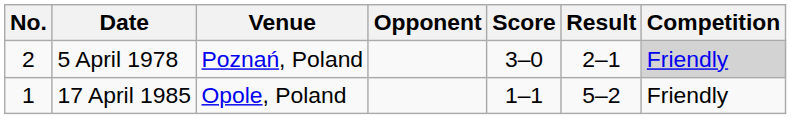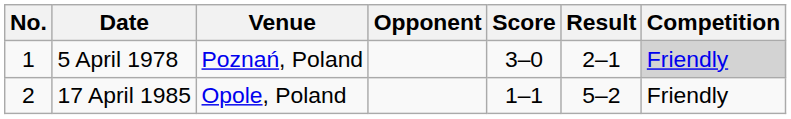(28, 58) 2 -> (28, 58) 1
(28, 95) 1 -> (28, 95) 2
